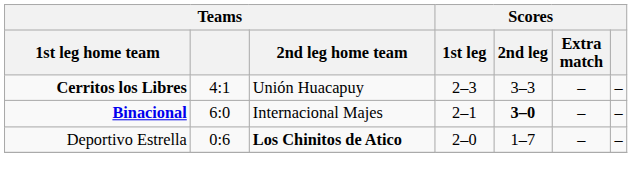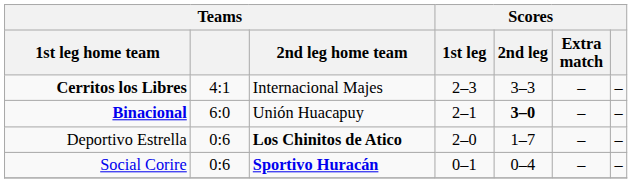(308, 87) Unión Huacapuy -> (318, 87) Internacional Majes
(318, 113) Internacional Majes -> (308, 113) Unión Huacapuy
+ row: (143, 165)
